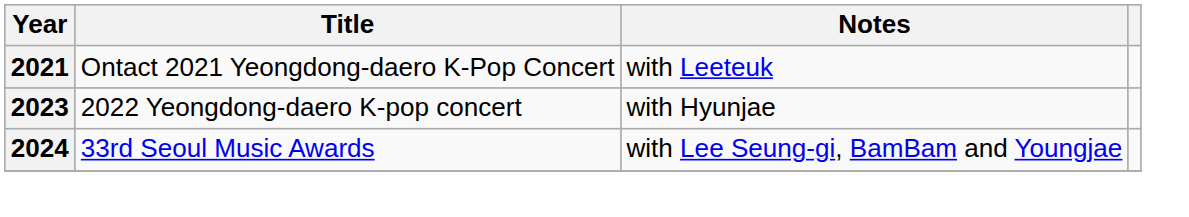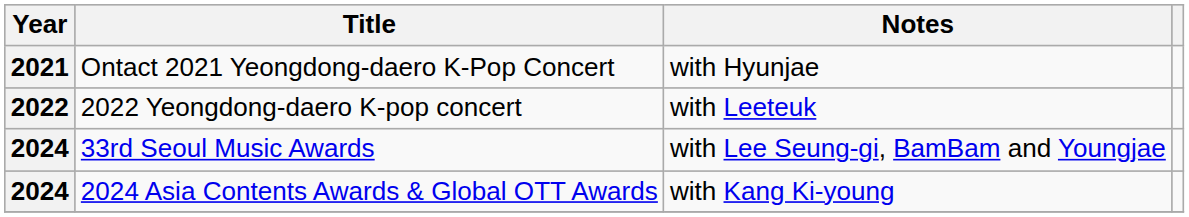(700, 66) with Leeteuk -> (745, 66) with Hyunjae
(40, 107) 2023 -> (40, 107) 2022
(701, 107) with Hyunjae -> (743, 107) with Leeteuk
+ row: (369, 190)
